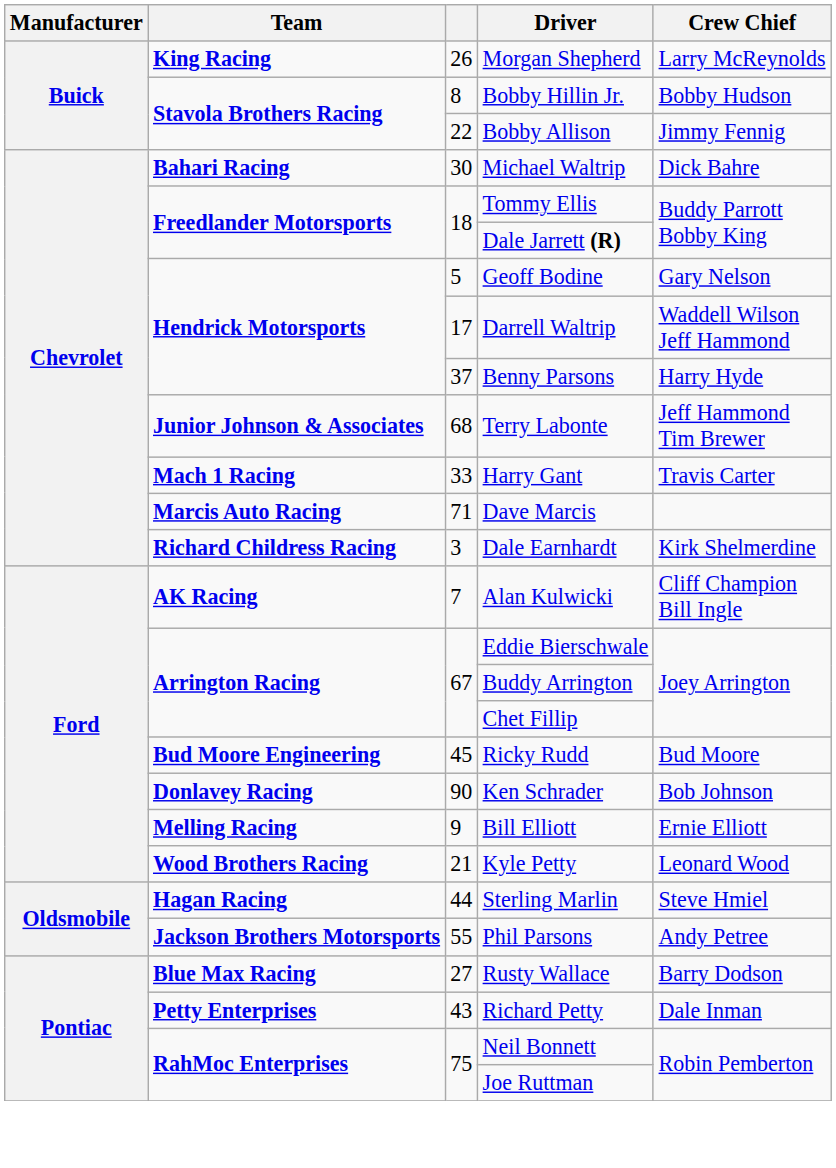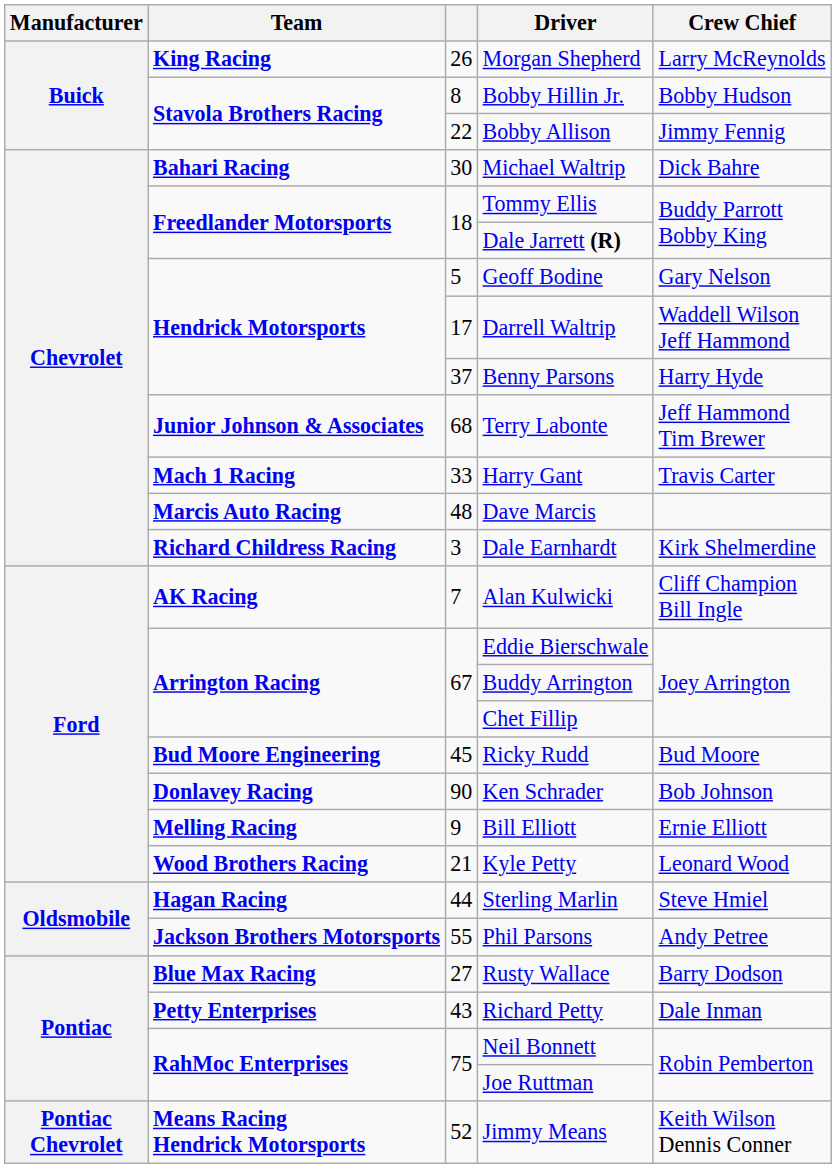(461, 511) 71 -> (461, 511) 48
+ row: (545, 1131)
